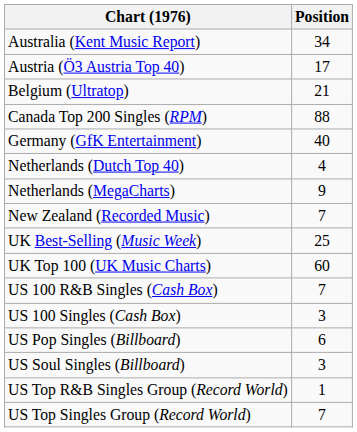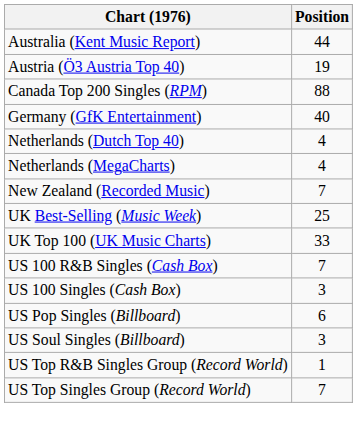(322, 41) 34 -> (322, 41) 44
(322, 66) 17 -> (322, 66) 19
- row: (68, 91)
(322, 191) 9 -> (322, 166) 4
(322, 265) 60 -> (322, 240) 33
